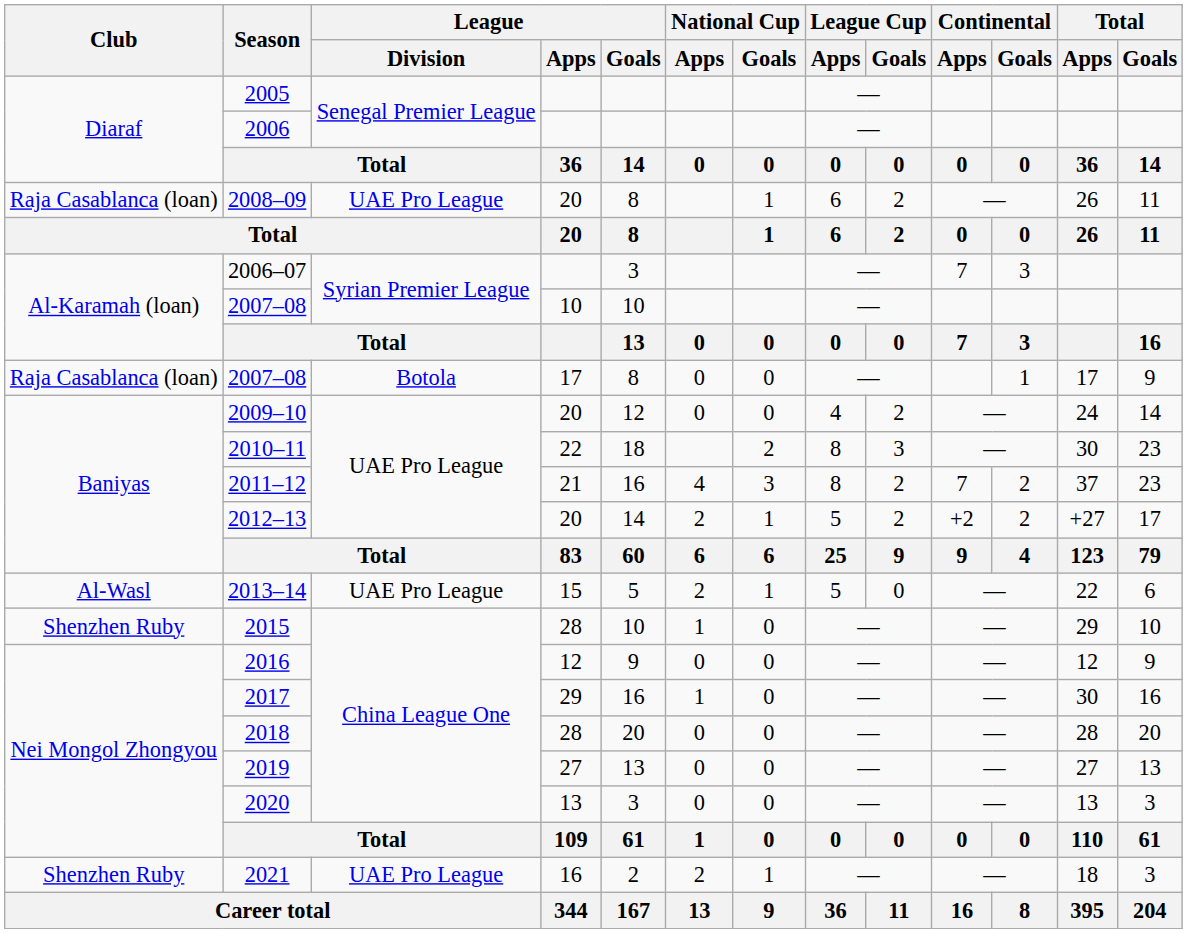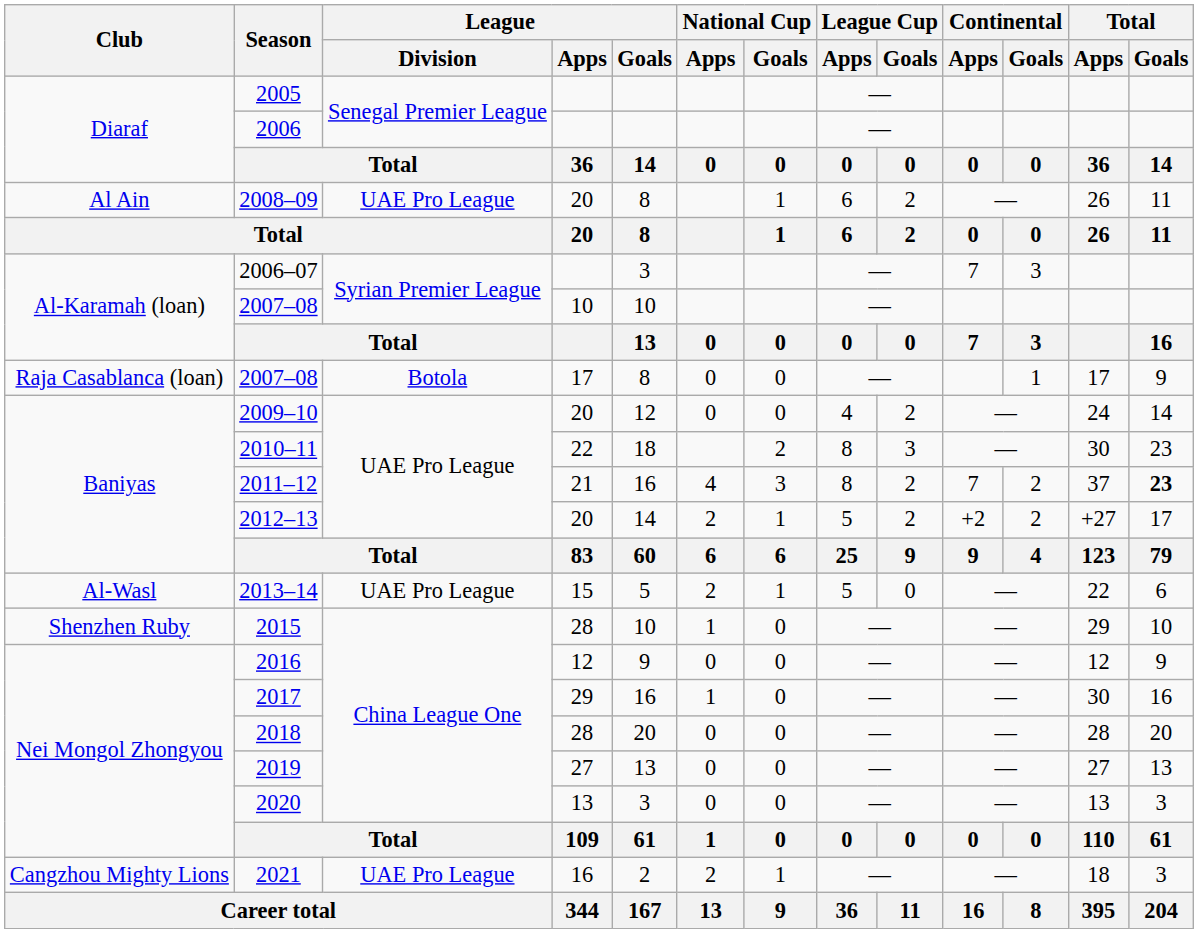(114, 199) Raja Casablanca (loan) -> (119, 199) Al Ain
(1150, 484) normal -> (1161, 484) bold
(114, 874) Shenzhen Ruby -> (119, 874) Cangzhou Mighty Lions
